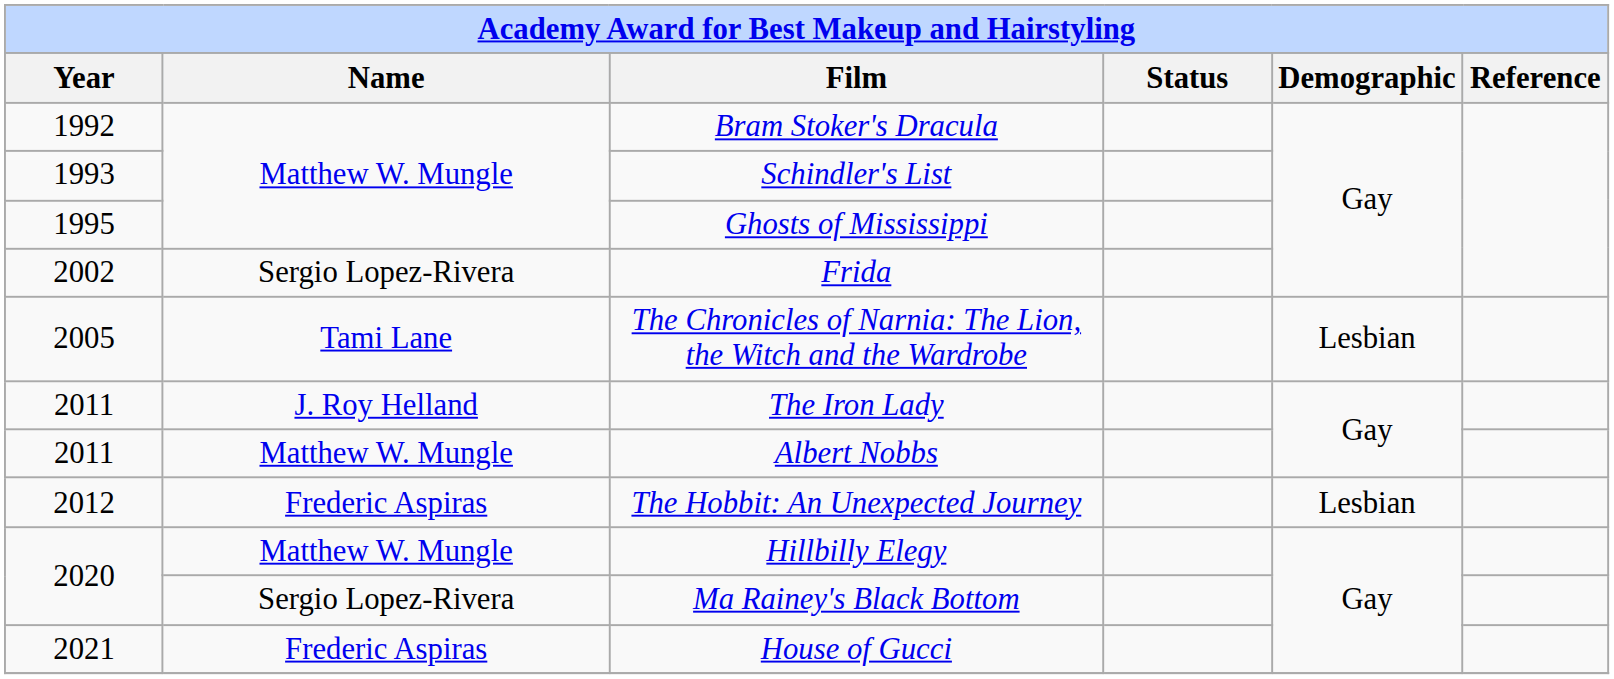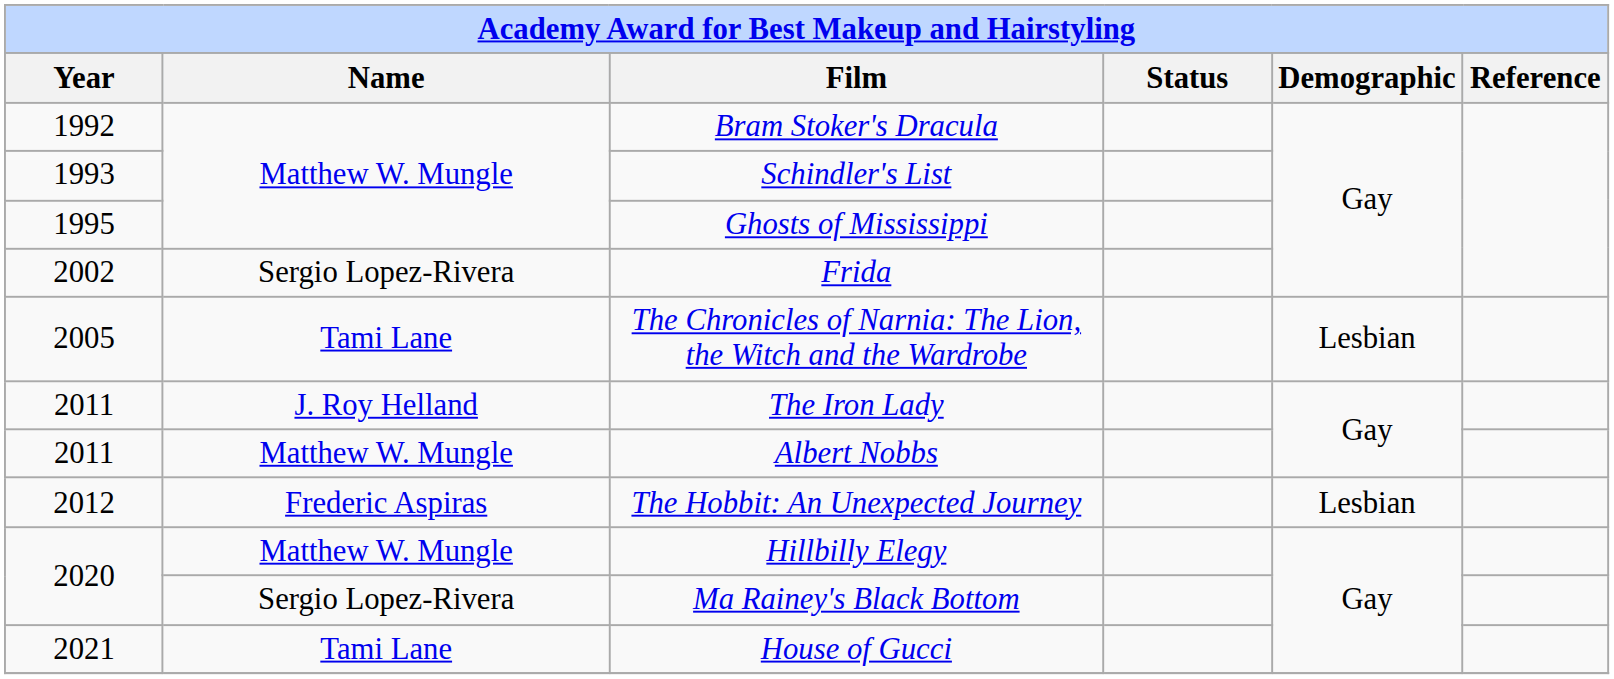(386, 648) Frederic Aspiras -> (386, 648) Tami Lane
